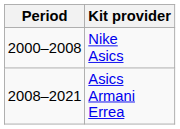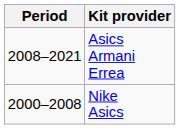rows swapped: (106, 47) <-> (112, 95)
